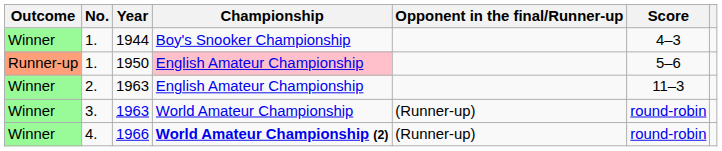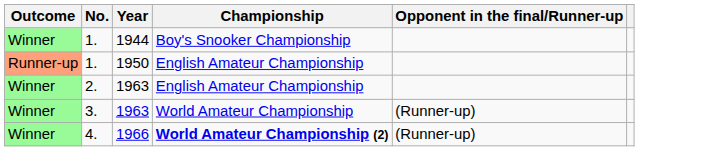- column: (668, 16)
(260, 63) pink background -> (260, 63) no background
